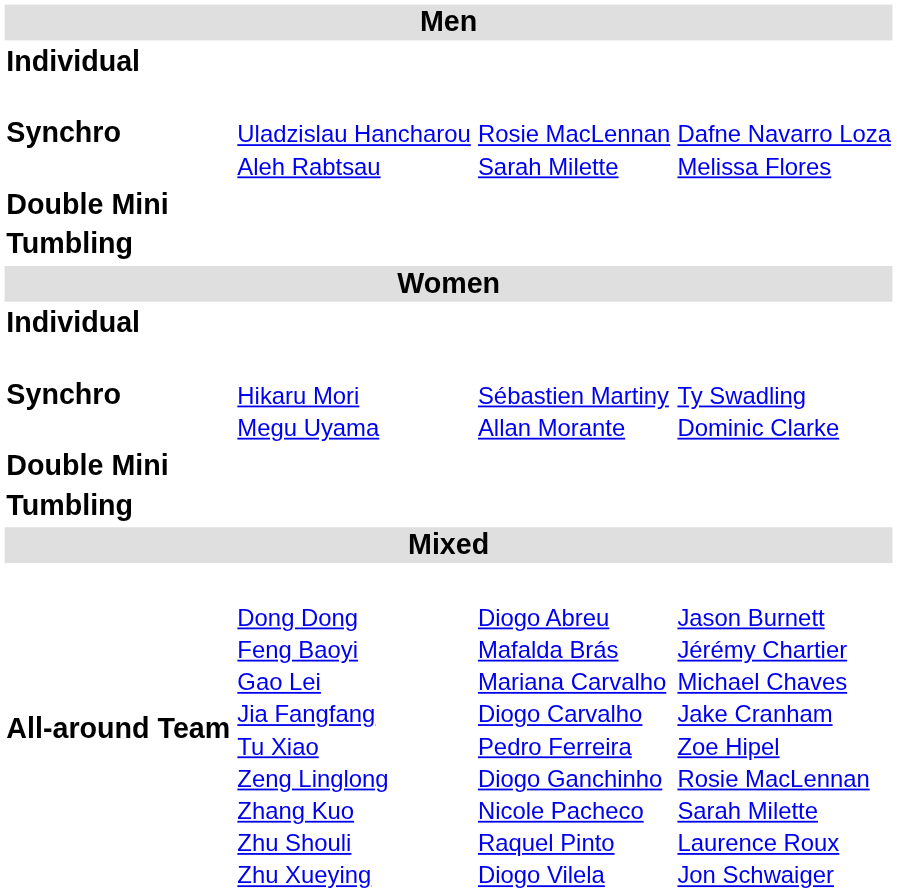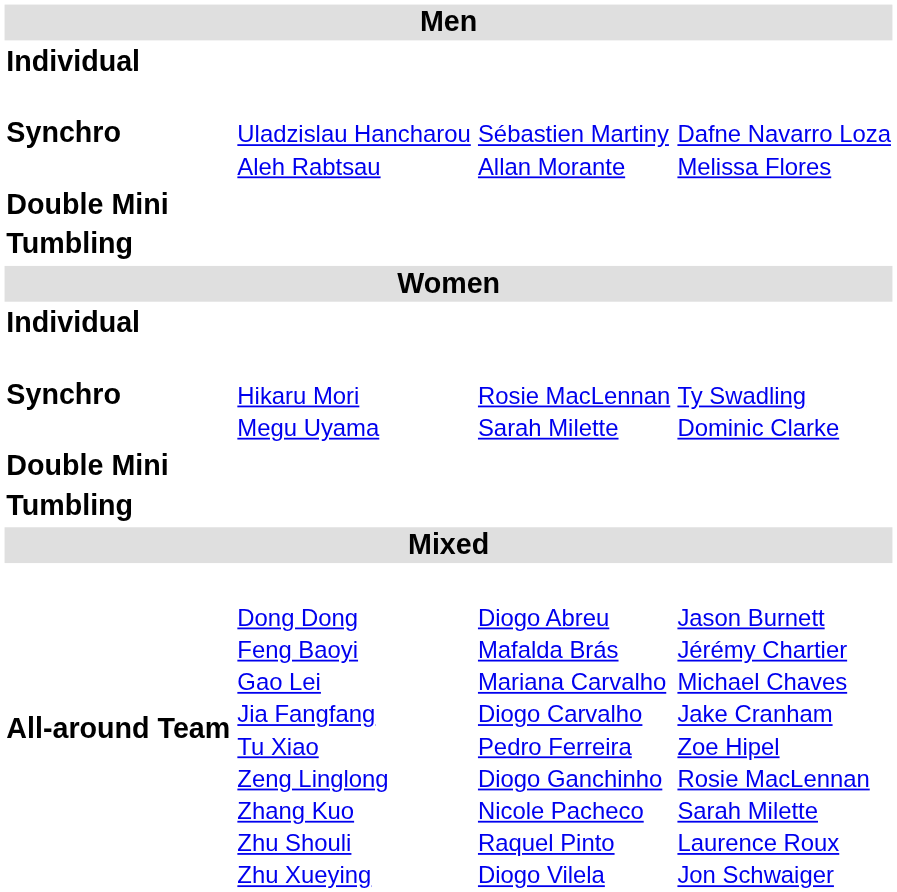(574, 150) Rosie MacLennan Sarah Milette -> (573, 150) Sébastien Martiny Allan Morante
(573, 412) Sébastien Martiny Allan Morante -> (574, 412) Rosie MacLennan Sarah Milette
